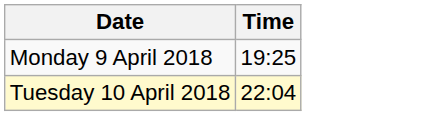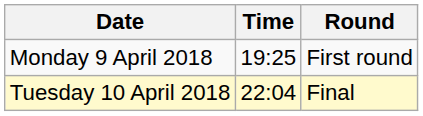+ column: (360, 22)
